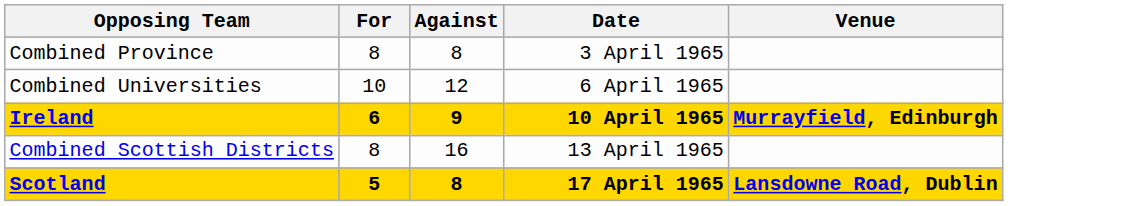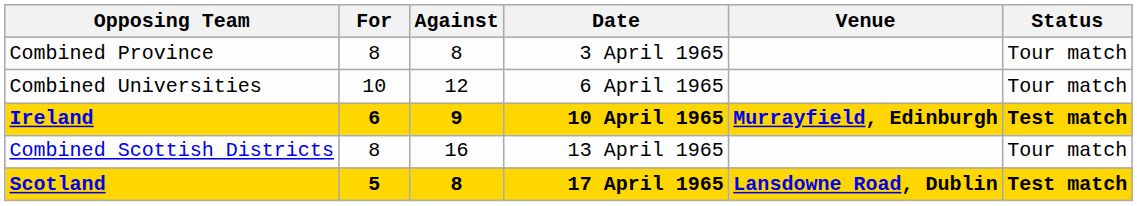+ column: (1067, 21)
